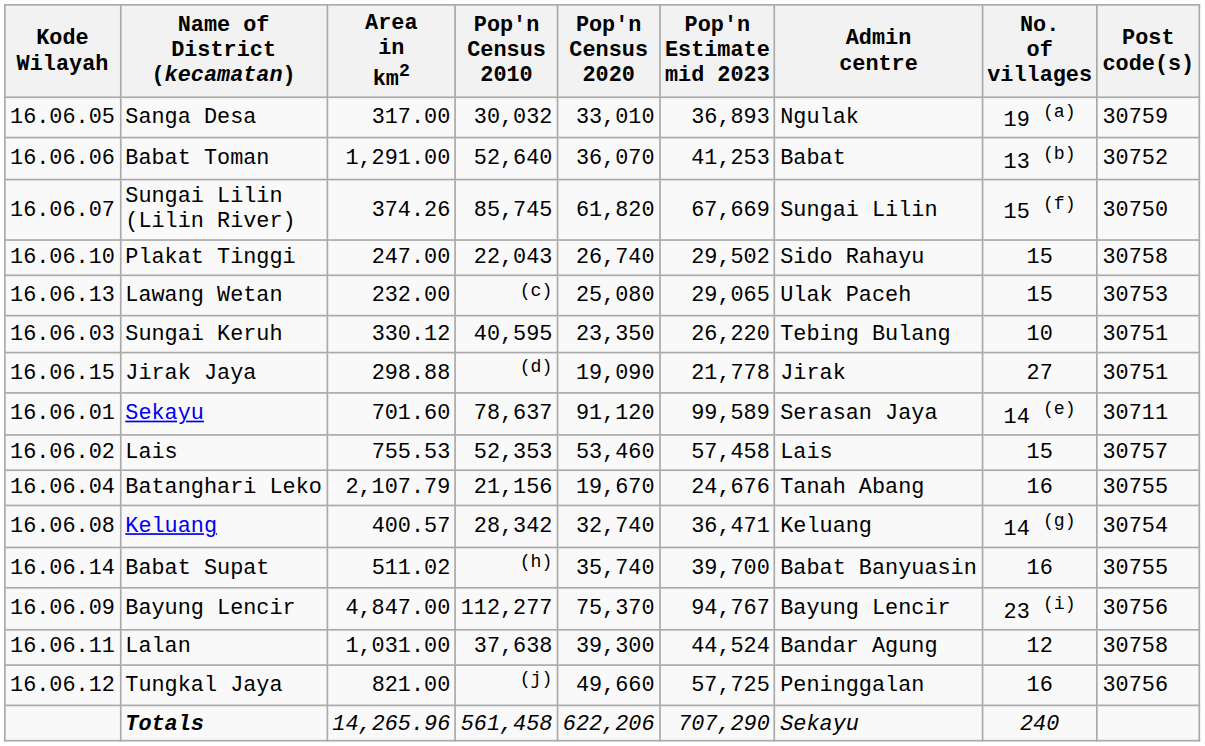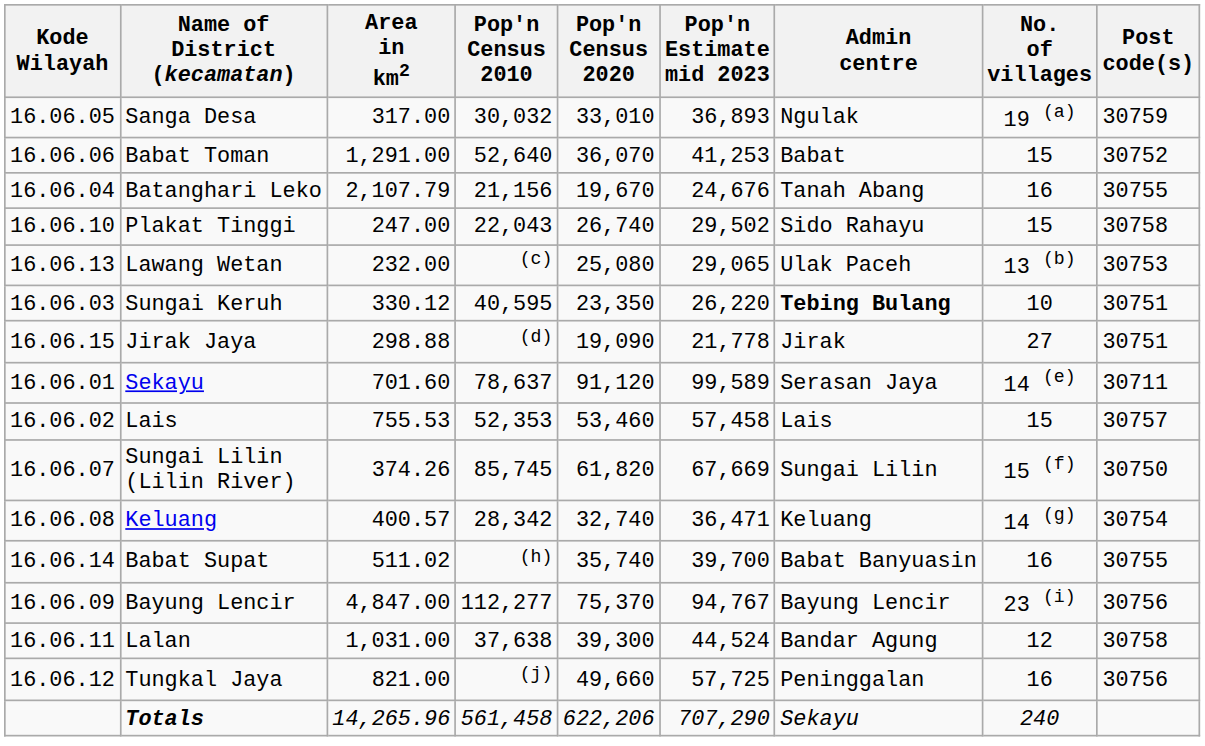(1040, 158) 13 (b) -> (1040, 155) 15
rows swapped: (224, 488) <-> (210, 209)
(1040, 296) 15 -> (1040, 265) 13 (b)
(865, 334) normal -> (865, 303) bold
